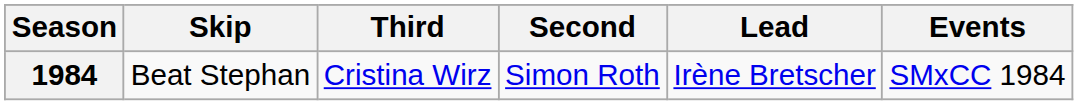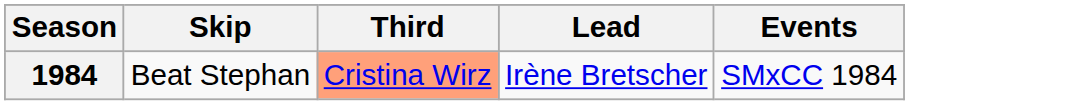- column: (582, 27)
(408, 74) no background -> (408, 74) lightsalmon background
